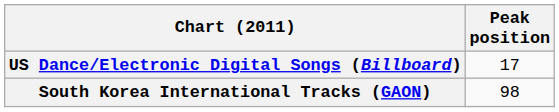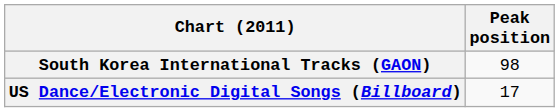rows swapped: (235, 92) <-> (235, 65)
